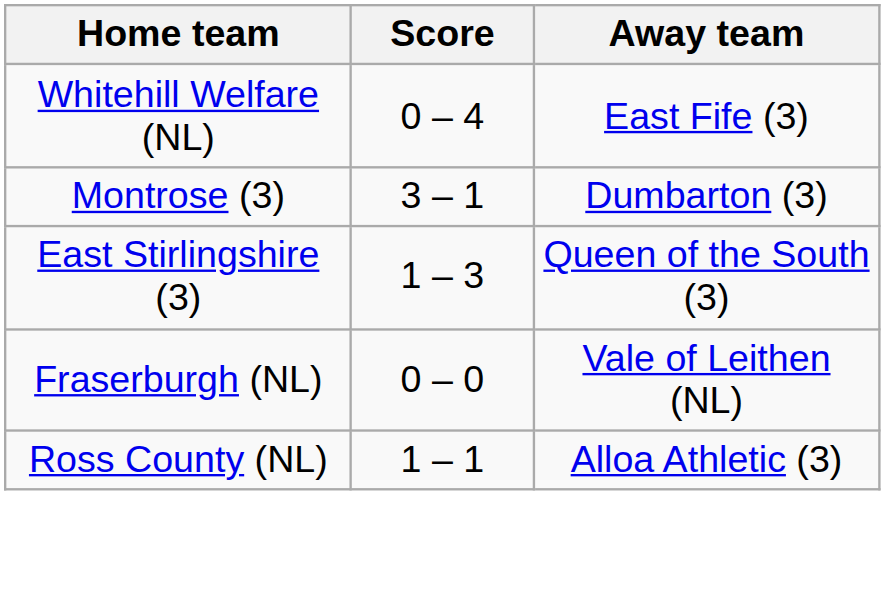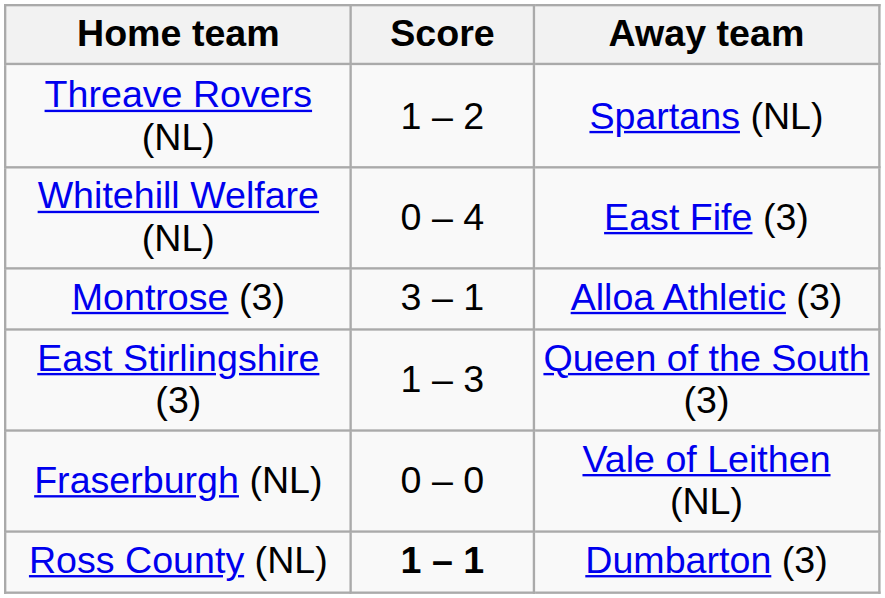+ row: (178, 115)
(707, 195) Dumbarton (3) -> (706, 297) Alloa Athletic (3)
(442, 459) normal -> (442, 561) bold
(706, 459) Alloa Athletic (3) -> (707, 561) Dumbarton (3)
